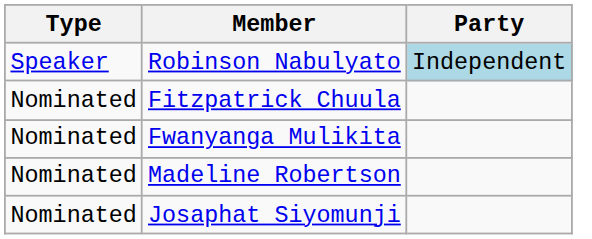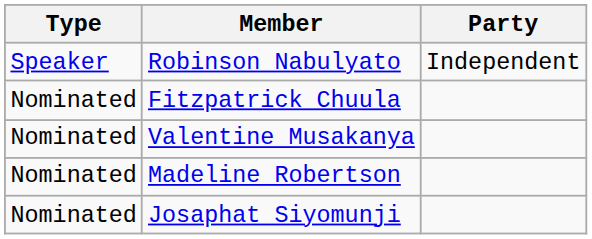(489, 62) lightblue background -> (503, 62) no background
- row: (274, 138)
+ row: (281, 138)
